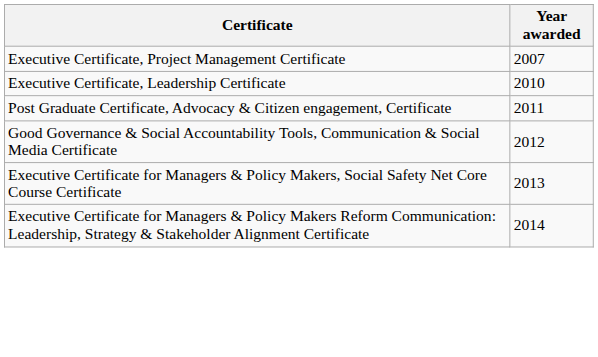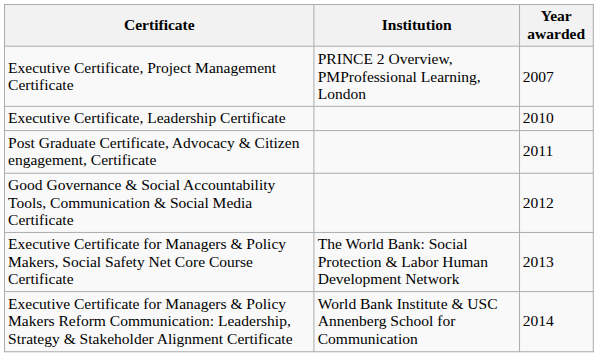+ column: (417, 25)
